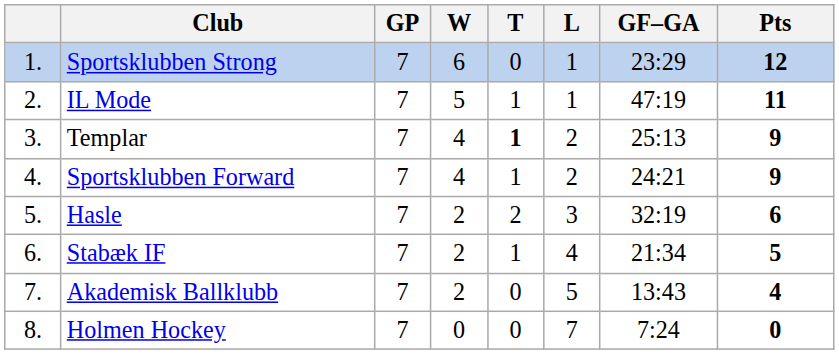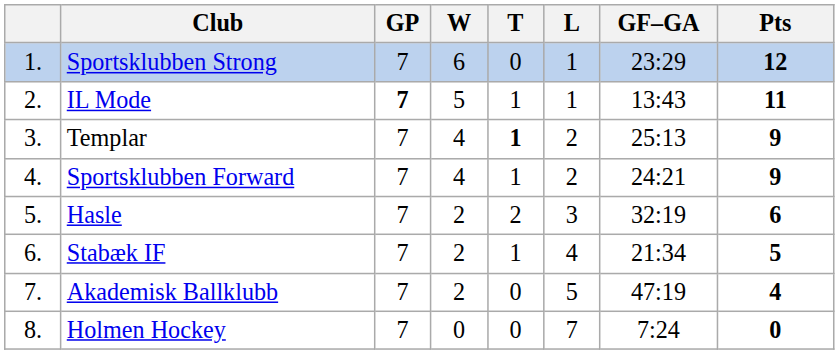(403, 100) normal -> (403, 100) bold
(658, 100) 47:19 -> (658, 100) 13:43
(658, 291) 13:43 -> (658, 291) 47:19
